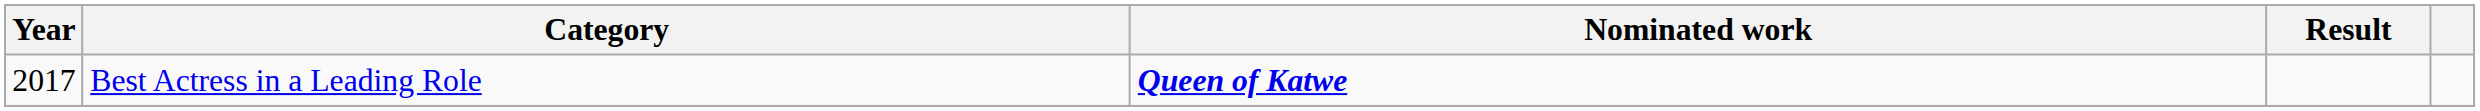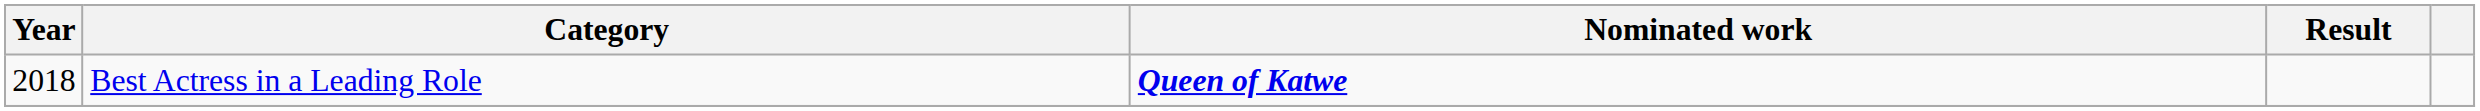(44, 79) 2017 -> (44, 79) 2018
